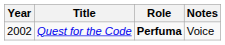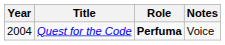(19, 31) 2002 -> (19, 31) 2004
